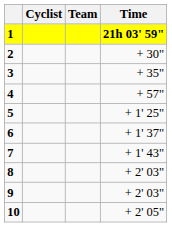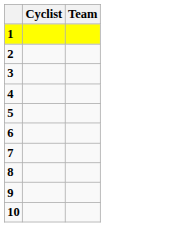- column: (134, 14)
